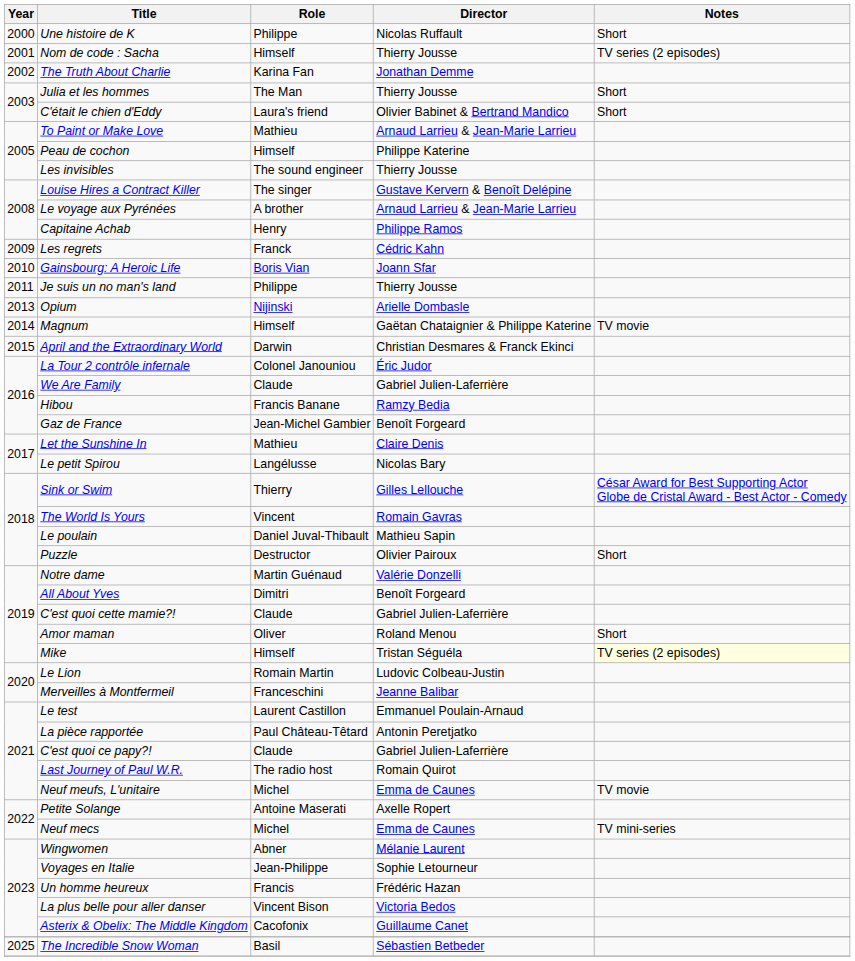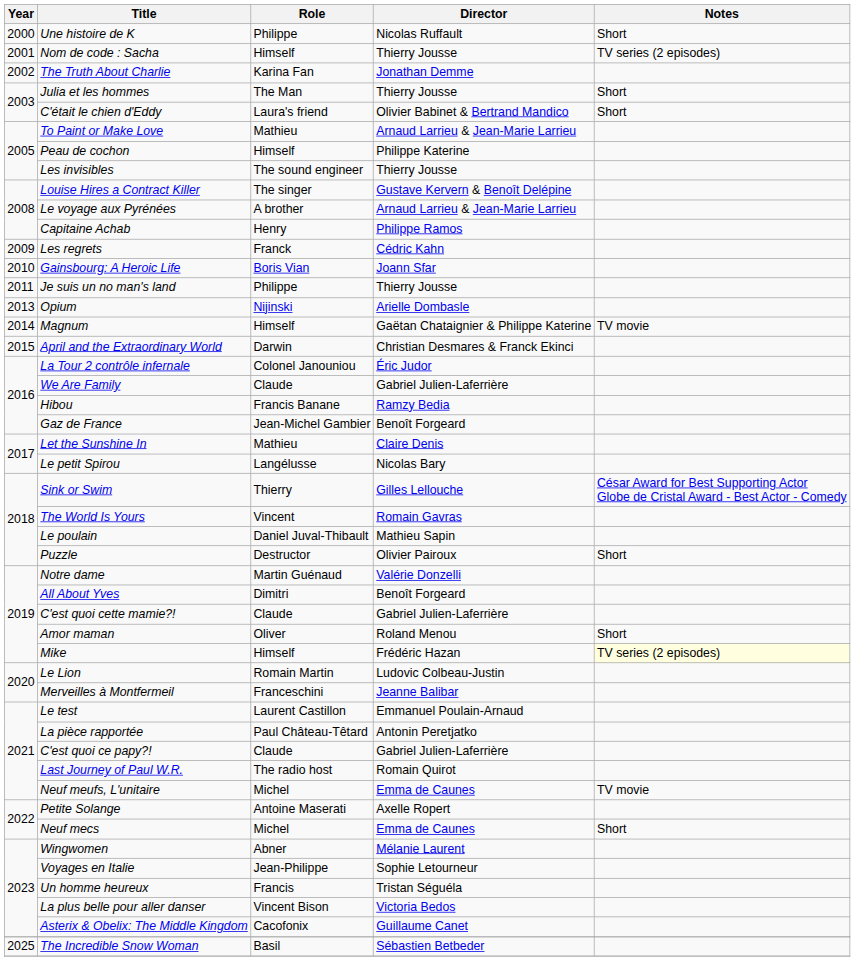(419, 653) Tristan Séguéla -> (418, 653) Frédéric Hazan
(636, 829) TV mini-series -> (612, 829) Short
(418, 887) Frédéric Hazan -> (419, 887) Tristan Séguéla
